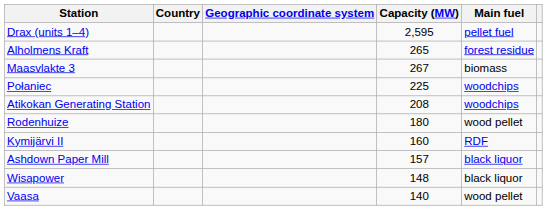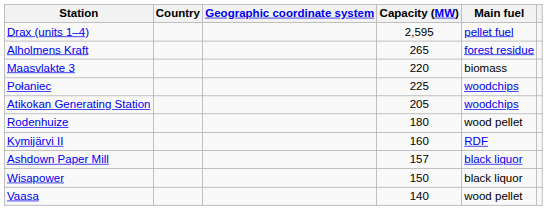(419, 68) 267 -> (419, 68) 220
(419, 104) 208 -> (419, 104) 205
(419, 178) 148 -> (419, 178) 150
